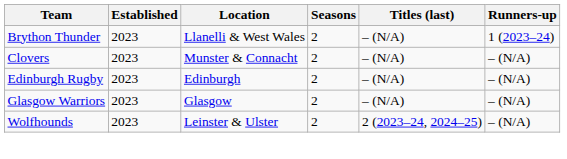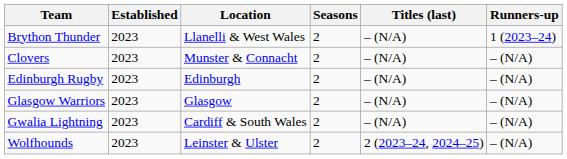+ row: (55, 121)
